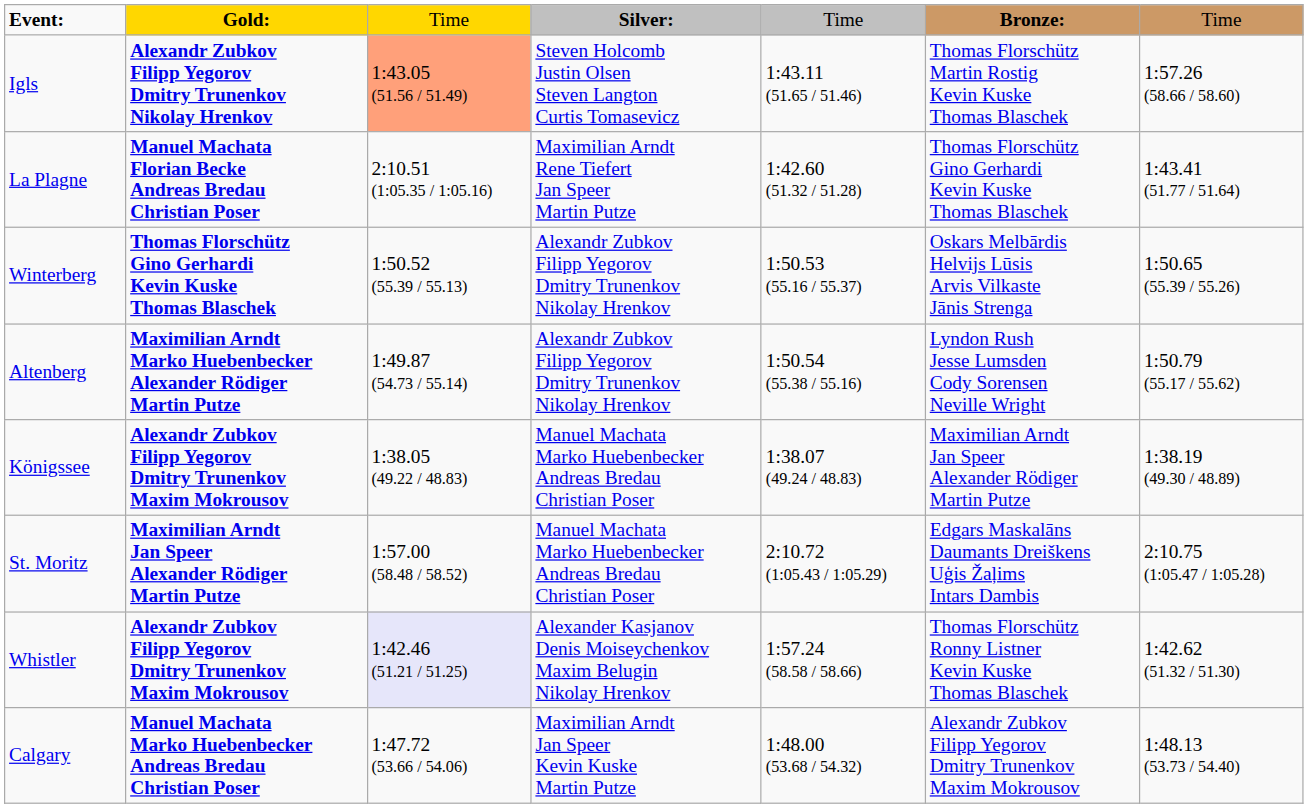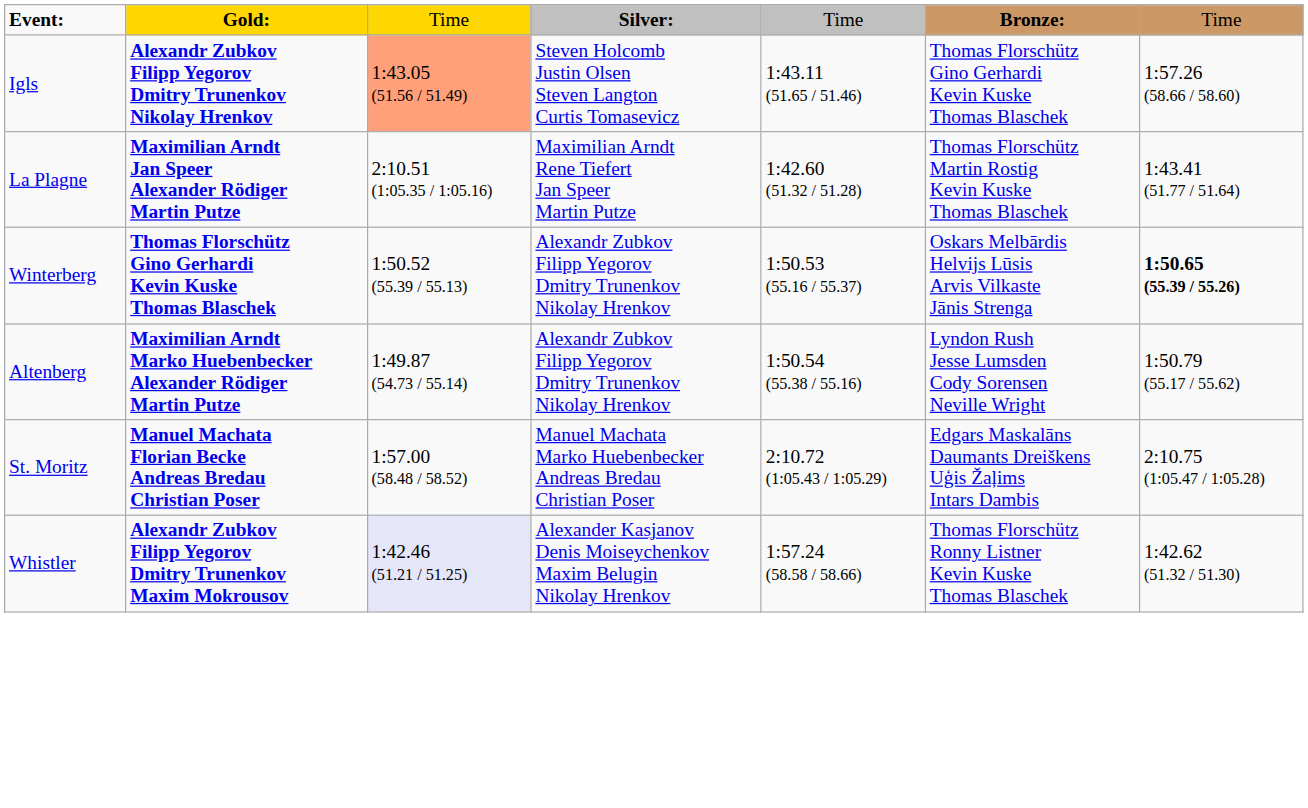(1004, 83) Thomas Florschütz Martin Rostig Kevin Kuske Thomas Blaschek -> (1004, 83) Thomas Florschütz Gino Gerhardi Kevin Kuske Thomas Blaschek
(201, 179) Manuel Machata Florian Becke Andreas Bredau Christian Poser -> (209, 179) Maximilian Arndt Jan Speer Alexander Rödiger Martin Putze
(1004, 179) Thomas Florschütz Gino Gerhardi Kevin Kuske Thomas Blaschek -> (1004, 179) Thomas Florschütz Martin Rostig Kevin Kuske Thomas Blaschek
(1192, 275) normal -> (1192, 275) bold
- row: (49, 467)
(209, 563) Maximilian Arndt Jan Speer Alexander Rödiger Martin Putze -> (201, 467) Manuel Machata Florian Becke Andreas Bredau Christian Poser
- row: (40, 755)
